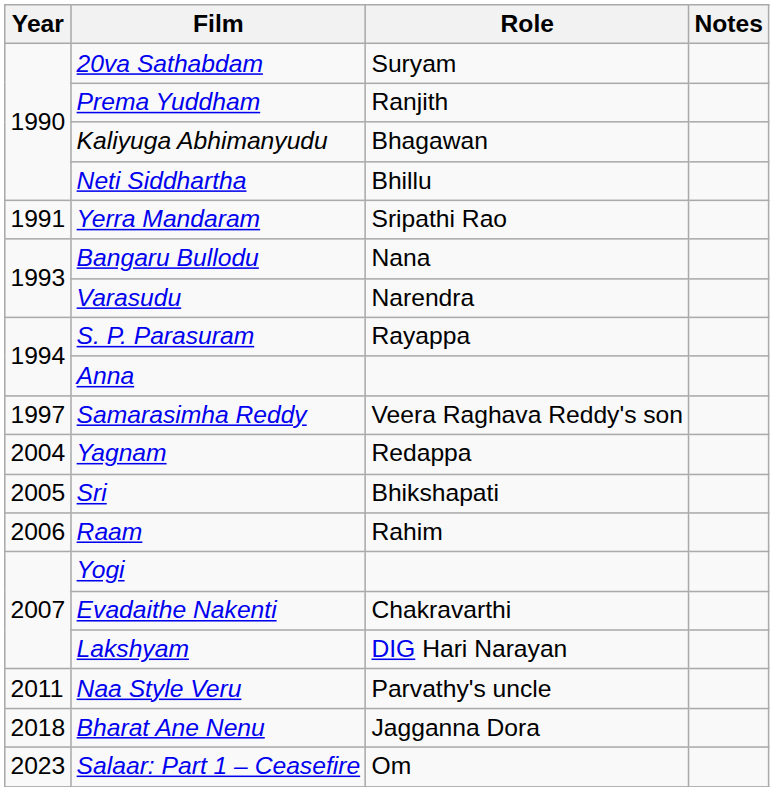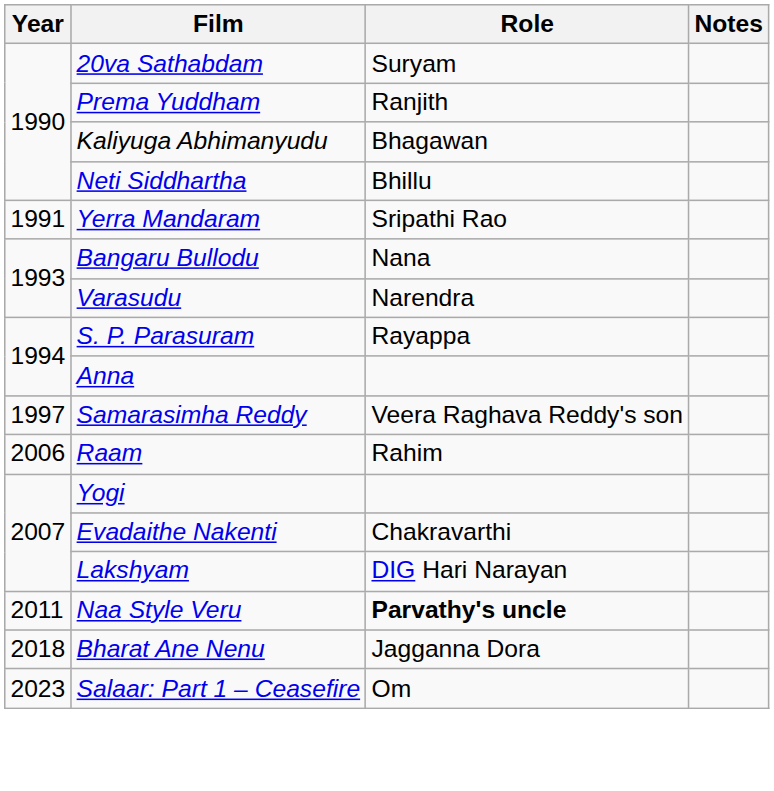- row: (122, 453)
- row: (92, 492)
(461, 688) normal -> (469, 610) bold
